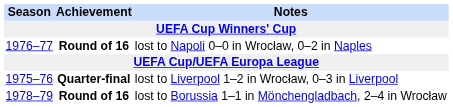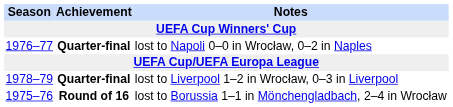(94, 46) Round of 16 -> (94, 46) Quarter-final
(29, 79) 1975–76 -> (29, 79) 1978–79
(29, 96) 1978–79 -> (29, 96) 1975–76
